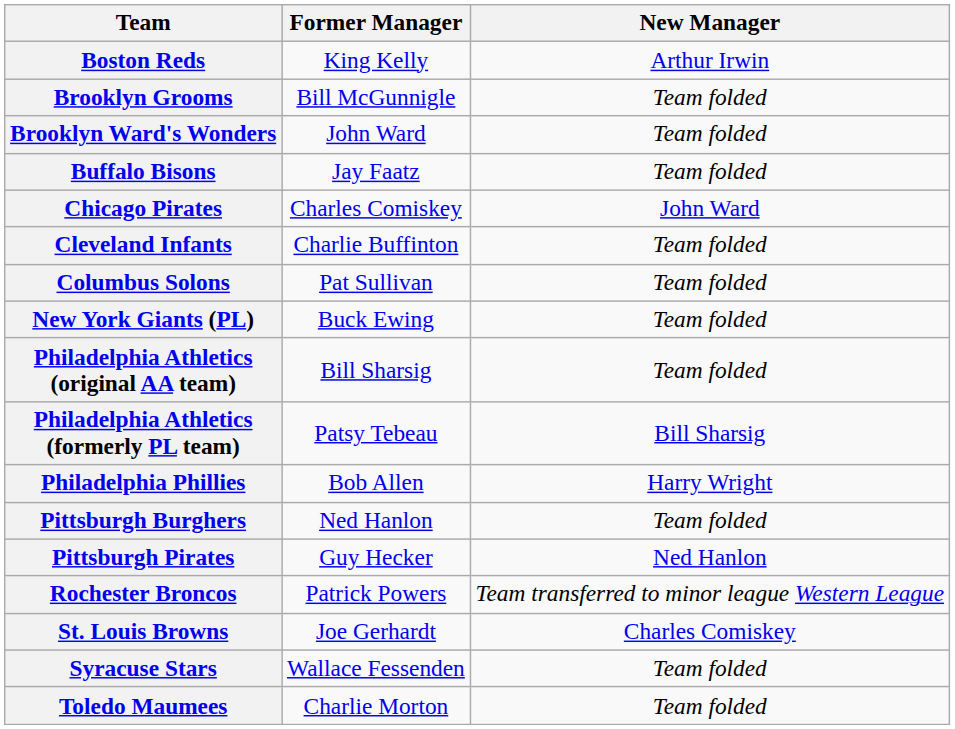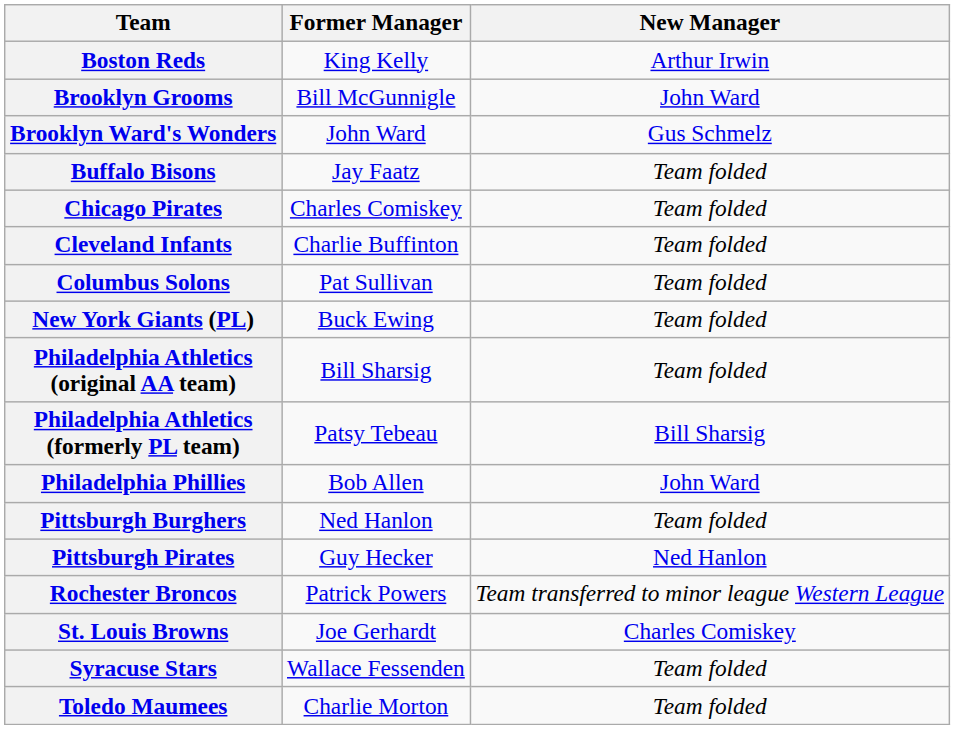(710, 97) Team folded -> (710, 97) John Ward
(710, 134) Team folded -> (710, 134) Gus Schmelz
(710, 208) John Ward -> (710, 208) Team folded
(710, 483) Harry Wright -> (710, 483) John Ward
